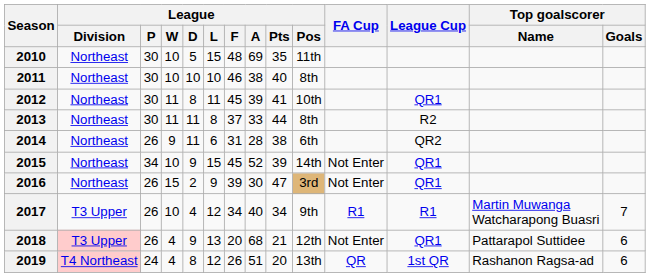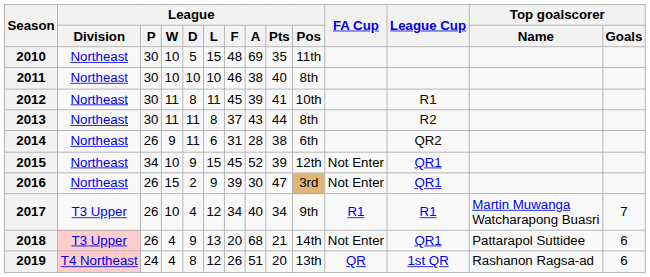(428, 99) QR1 -> (428, 99) R1
(256, 120) 33 -> (256, 120) 43
(309, 162) 14th -> (309, 162) 12th
(309, 240) 12th -> (309, 240) 14th
